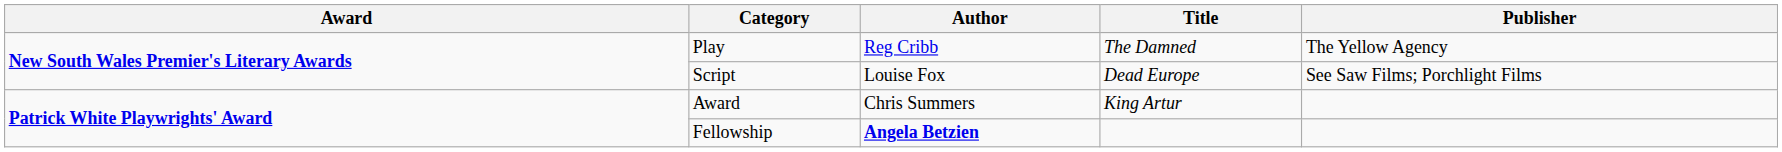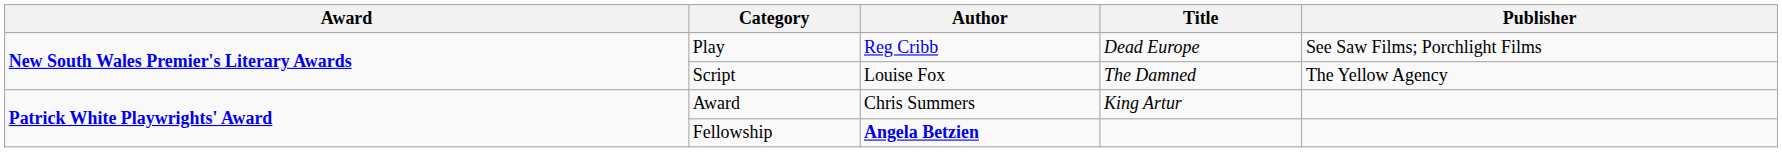(1150, 47) The Damned -> (1152, 47) Dead Europe
(1377, 47) The Yellow Agency -> (1424, 47) See Saw Films; Porchlight Films
(1152, 75) Dead Europe -> (1150, 75) The Damned
(1424, 75) See Saw Films; Porchlight Films -> (1377, 75) The Yellow Agency
